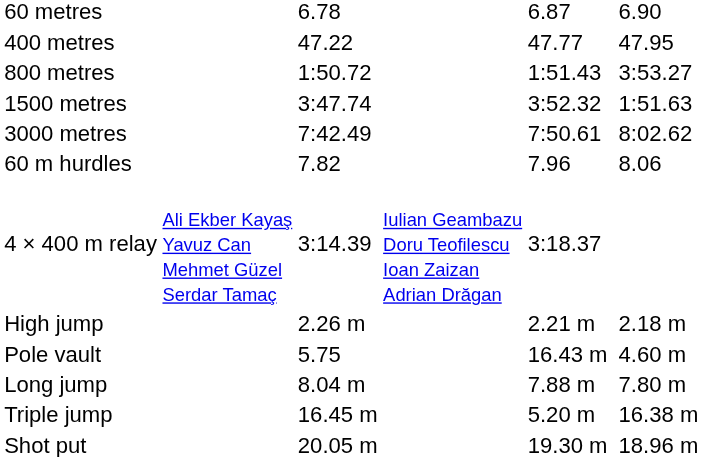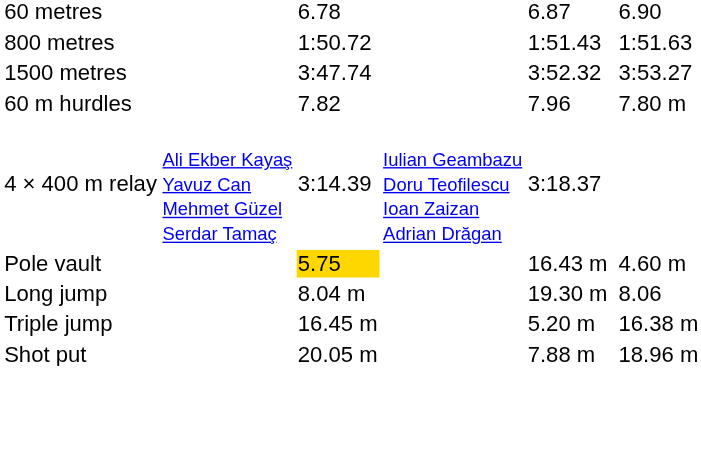- row: (59, 42)
(655, 73) 3:53.27 -> (655, 42) 1:51.63
(655, 103) 1:51.63 -> (655, 73) 3:53.27
- row: (66, 133)
(640, 164) 8.06 -> (652, 103) 7.80 m
- row: (54, 324)
(319, 354) no background -> (319, 263) gold background
(561, 384) 7.88 m -> (568, 293) 19.30 m
(652, 384) 7.80 m -> (640, 293) 8.06
(568, 445) 19.30 m -> (561, 354) 7.88 m
